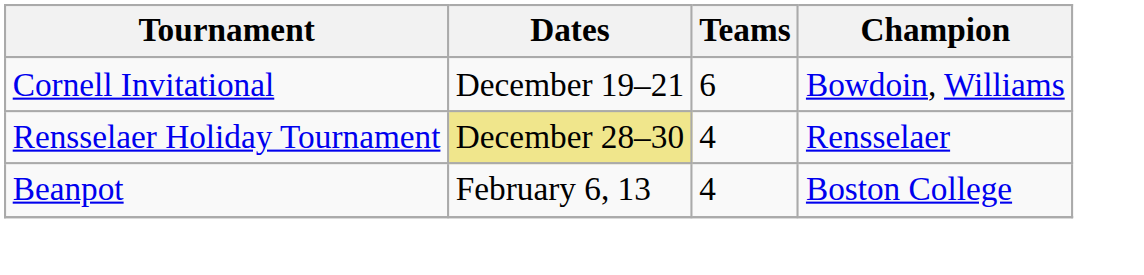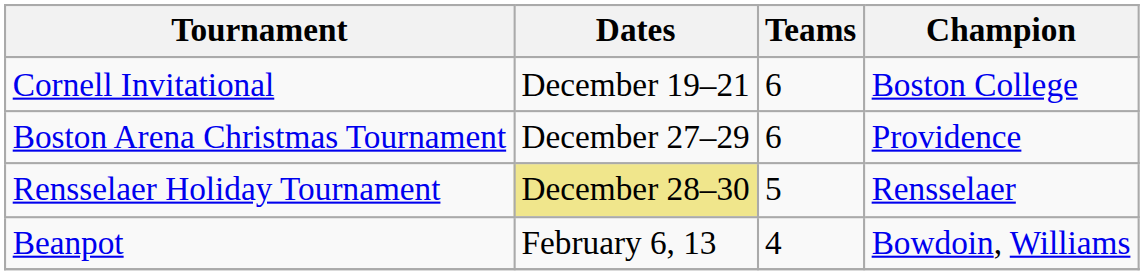(935, 83) Bowdoin, Williams -> (975, 83) Boston College
+ row: (259, 136)
(708, 136) 4 -> (773, 189) 5
(909, 189) Boston College -> (1001, 242) Bowdoin, Williams
